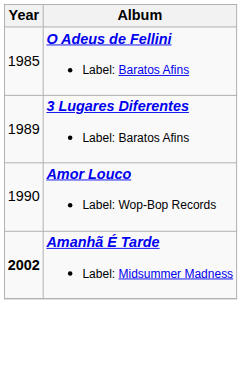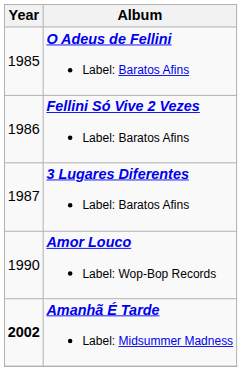+ row: (140, 122)
(24, 129) 1989 -> (24, 196) 1987
